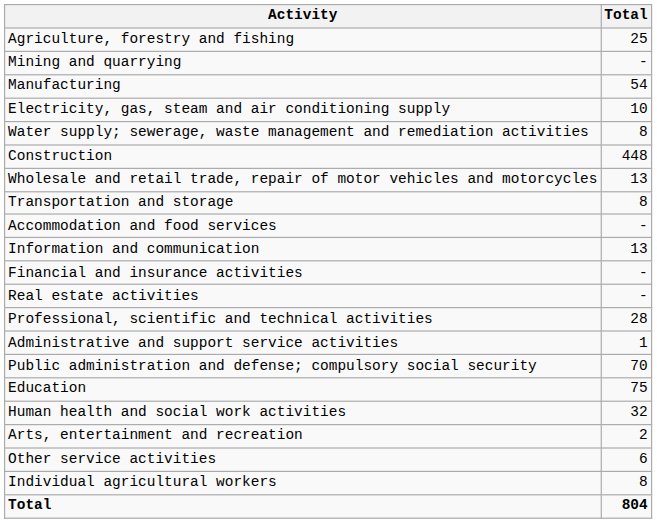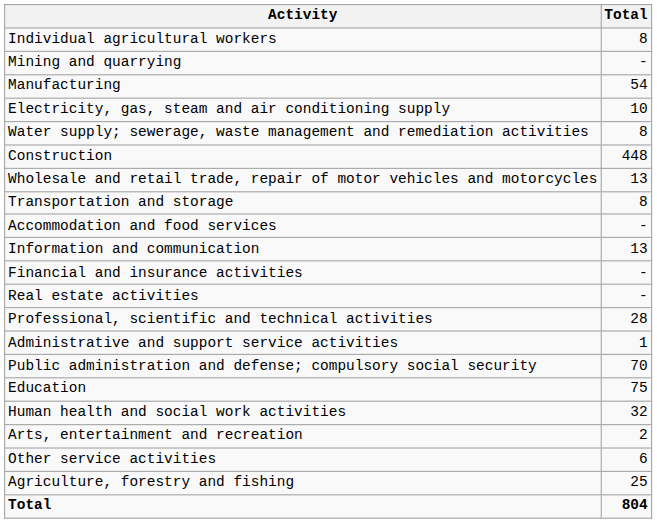rows swapped: (151, 40) <-> (142, 483)
